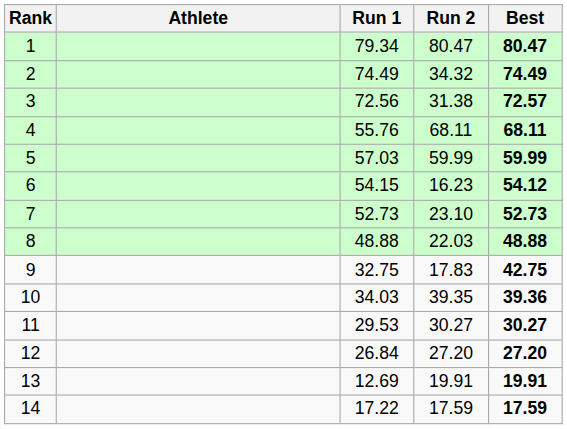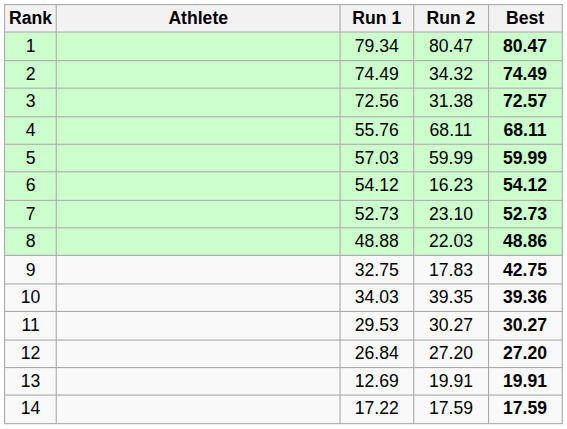(377, 185) 54.15 -> (377, 185) 54.12
(525, 241) 48.88 -> (525, 241) 48.86
